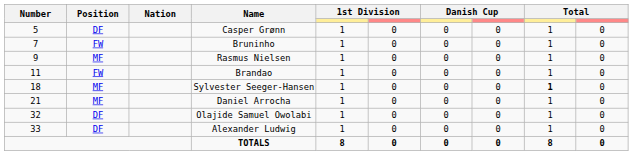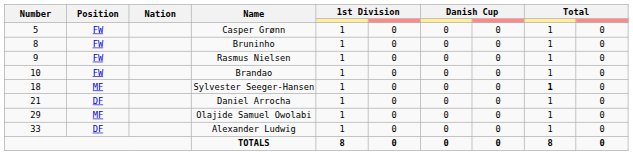(98, 30) DF -> (98, 30) FW
(36, 44) 7 -> (36, 44) 8
(98, 58) MF -> (98, 58) FW
(36, 72) 11 -> (36, 72) 10
(98, 101) MF -> (98, 101) DF
(36, 115) 32 -> (36, 115) 29
(98, 115) DF -> (98, 115) MF
